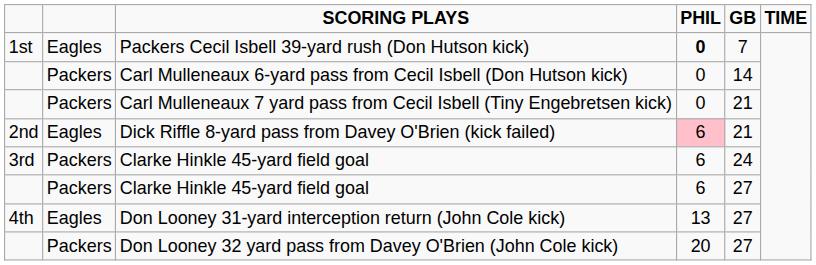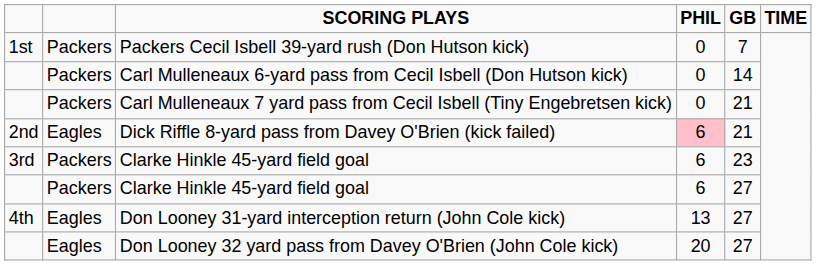(74, 47) Eagles -> (79, 47) Packers
(701, 47) bold -> (701, 47) normal
(743, 160) 24 -> (743, 160) 23
(79, 246) Packers -> (74, 246) Eagles
